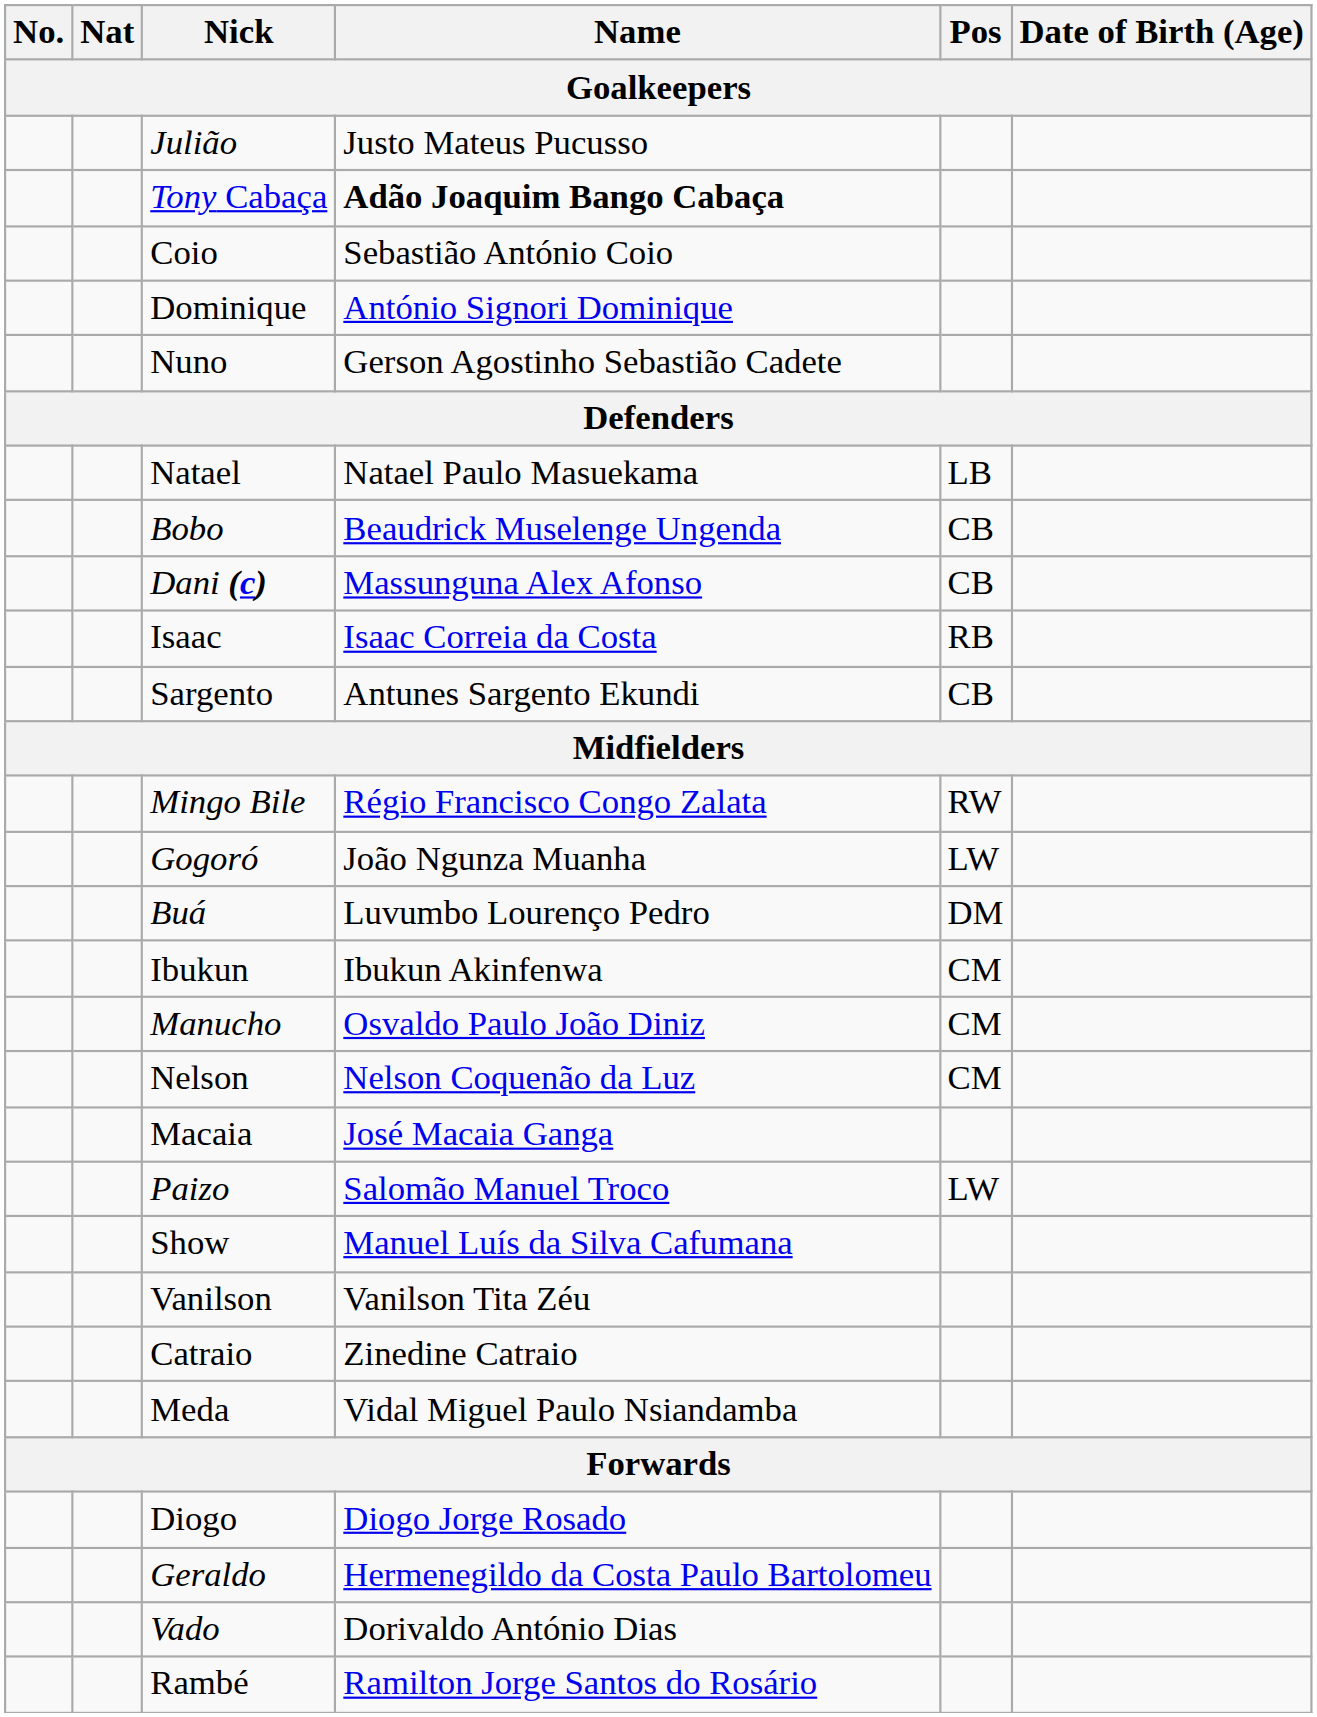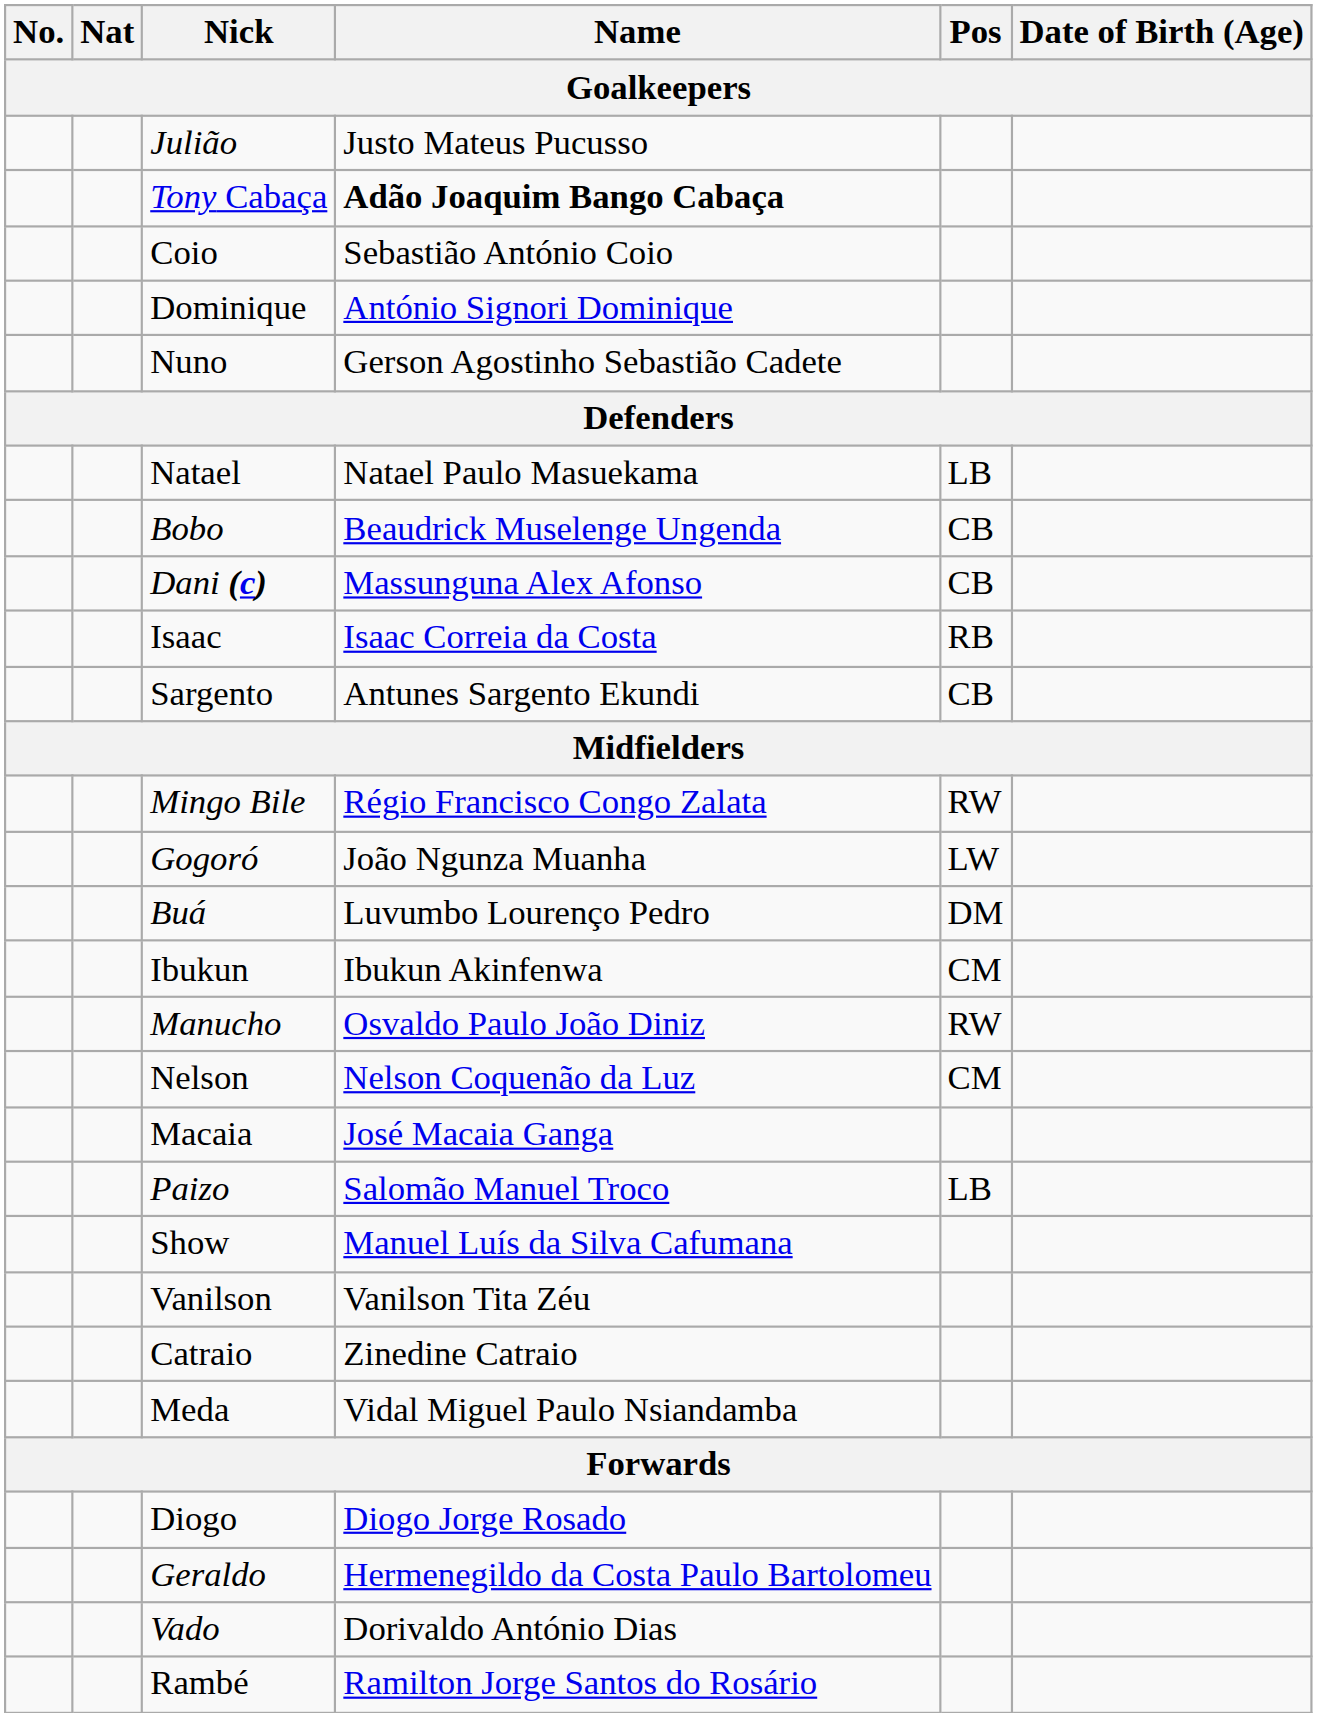(975, 1023) CM -> (975, 1023) RW
(973, 1188) LW -> (970, 1188) LB
